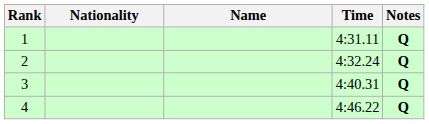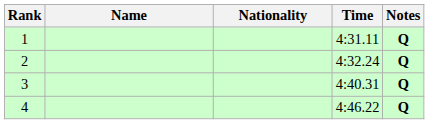columns swapped: (248, 15) <-> (104, 15)
